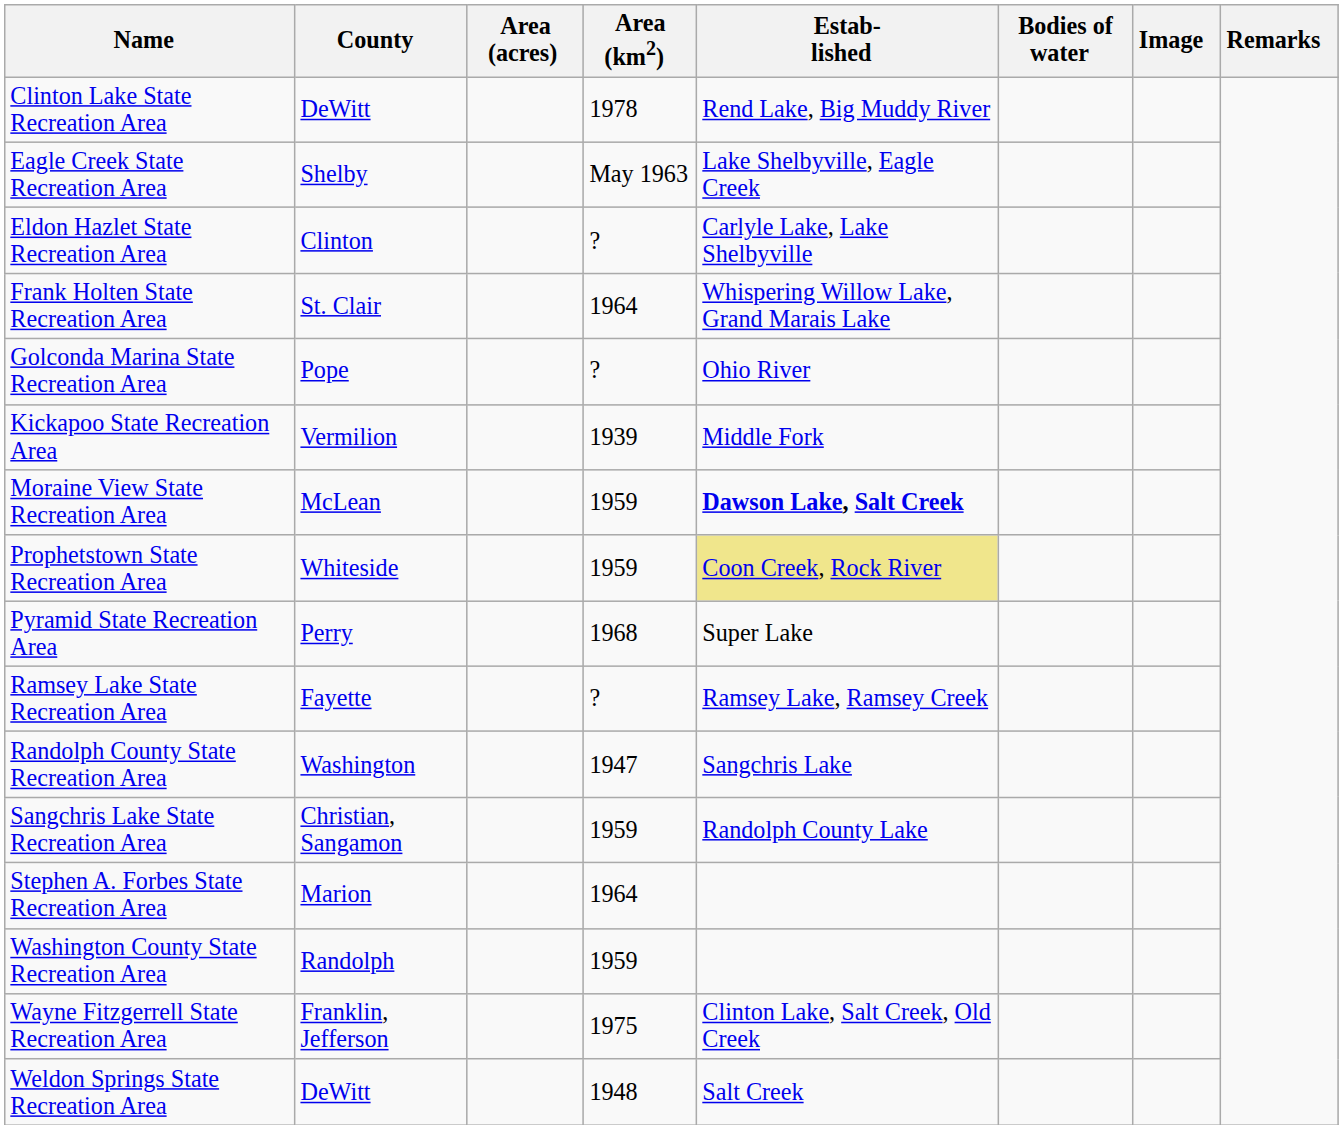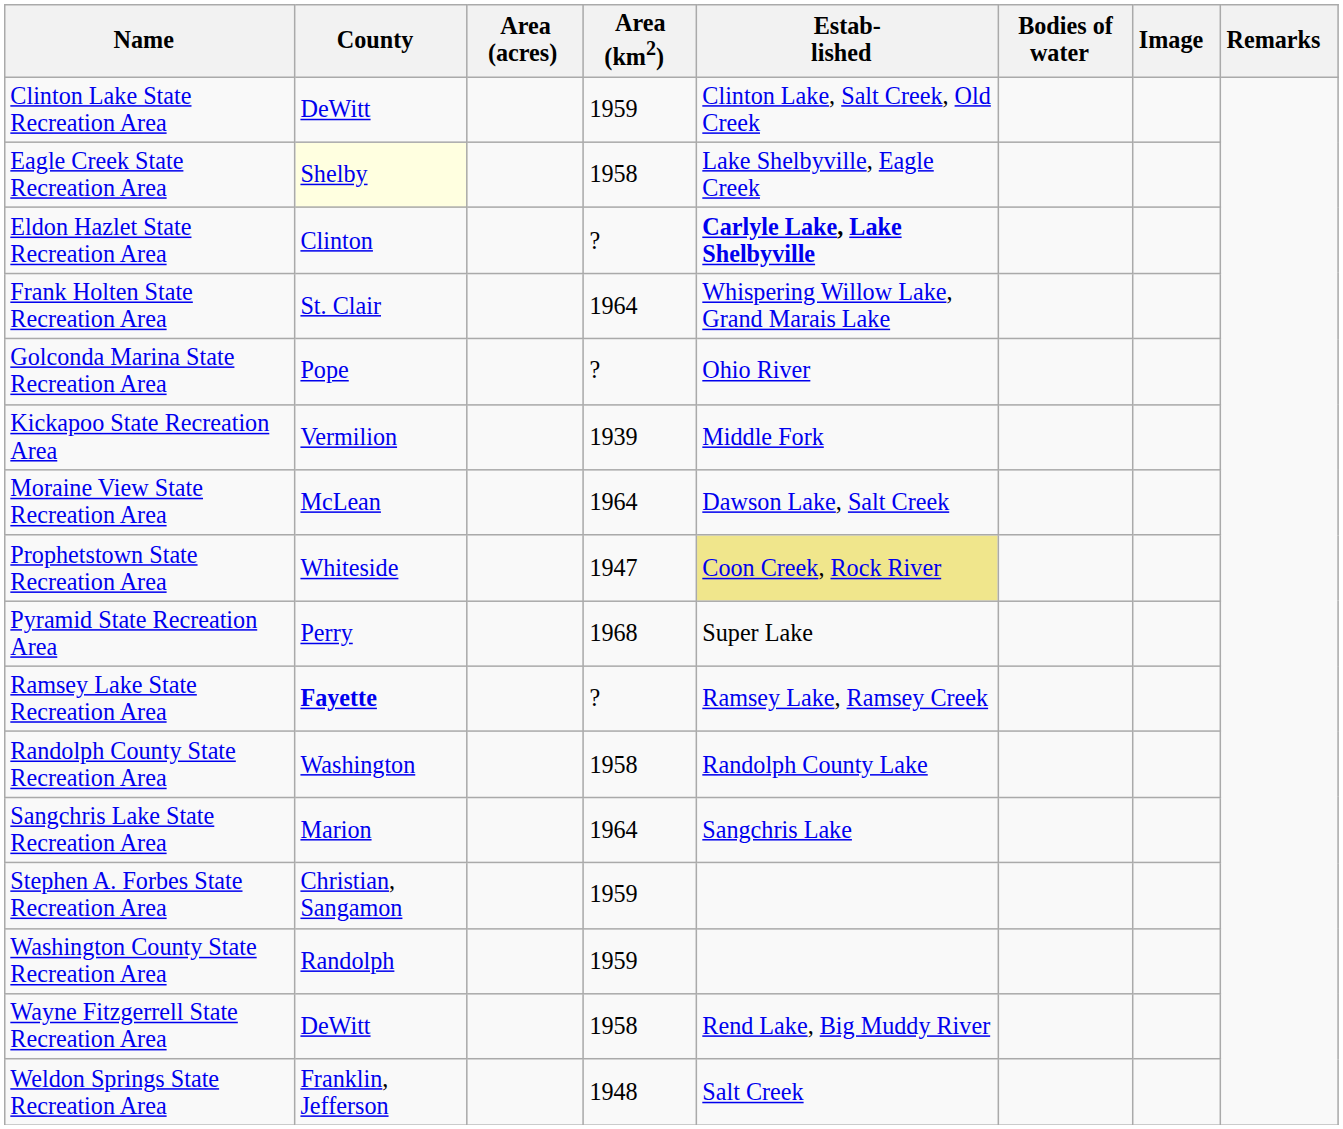(614, 109) 1978 -> (614, 109) 1959
(846, 109) Rend Lake, Big Muddy River -> (847, 109) Clinton Lake, Salt Creek, Old Creek
(334, 174) no background -> (334, 174) lightyellow background
(639, 174) May 1963 -> (614, 174) 1958
(795, 240) normal -> (802, 240) bold
(614, 502) 1959 -> (614, 502) 1964
(833, 502) bold -> (826, 502) normal
(614, 567) 1959 -> (614, 567) 1947
(336, 698) normal -> (339, 698) bold
(614, 764) 1947 -> (614, 764) 1958
(777, 764) Sangchris Lake -> (815, 764) Randolph County Lake
(351, 829) Christian, Sangamon -> (336, 829) Marion
(614, 829) 1959 -> (614, 829) 1964
(815, 829) Randolph County Lake -> (777, 829) Sangchris Lake
(336, 895) Marion -> (351, 895) Christian, Sangamon
(614, 895) 1964 -> (614, 895) 1959
(344, 1026) Franklin, Jefferson -> (336, 1026) DeWitt
(614, 1026) 1975 -> (614, 1026) 1958
(847, 1026) Clinton Lake, Salt Creek, Old Creek -> (846, 1026) Rend Lake, Big Muddy River
(336, 1091) DeWitt -> (344, 1091) Franklin, Jefferson
